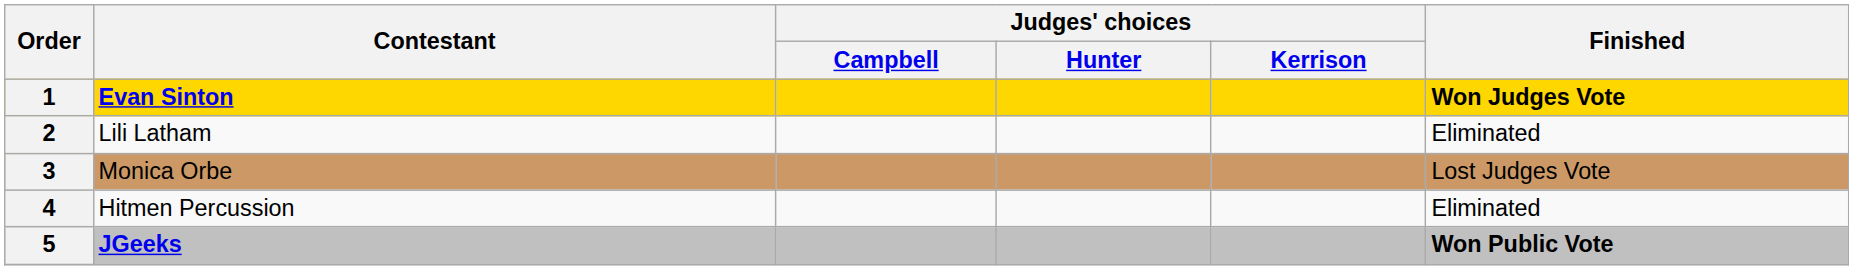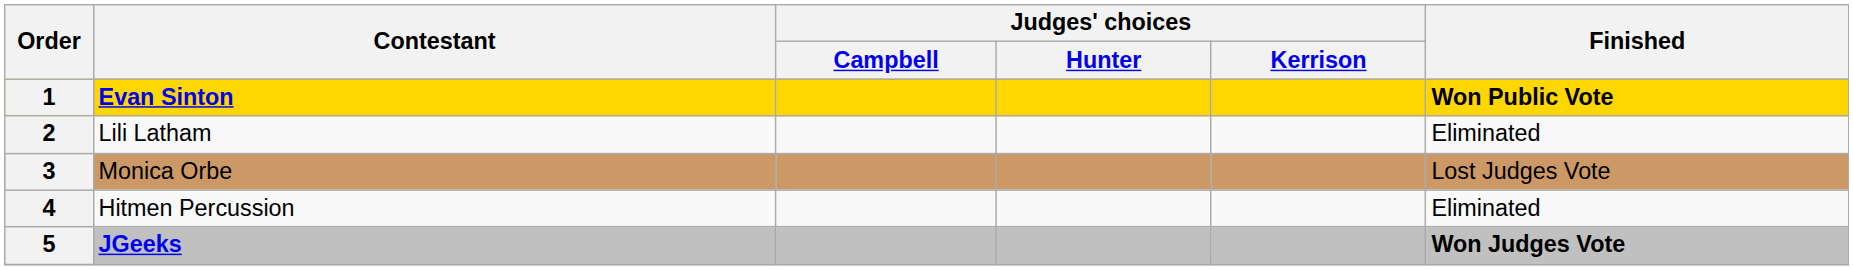(1528, 97) Won Judges Vote -> (1522, 97) Won Public Vote
(1522, 245) Won Public Vote -> (1528, 245) Won Judges Vote
